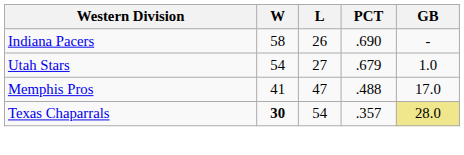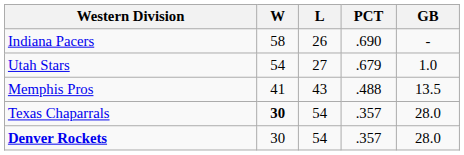(320, 89) 47 -> (320, 89) 43
(428, 89) 17.0 -> (428, 89) 13.5
(428, 114) khaki background -> (428, 114) no background
+ row: (57, 138)
